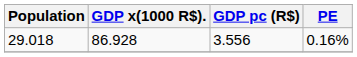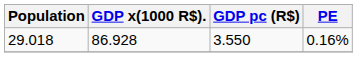(232, 39) 3.556 -> (232, 39) 3.550
